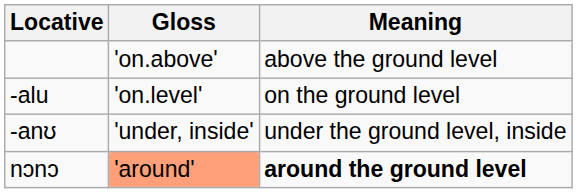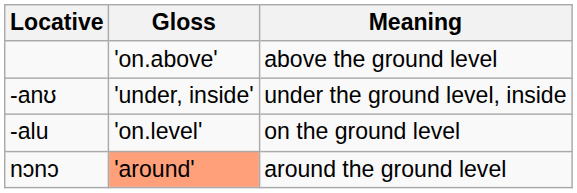rows swapped: (29, 95) <-> (33, 132)
(395, 168) bold -> (385, 168) normal
